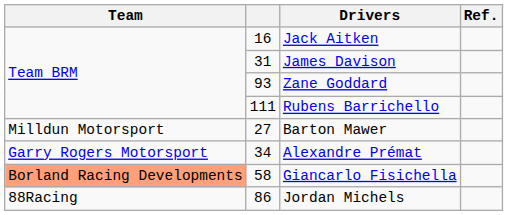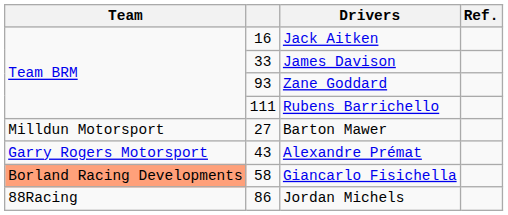(263, 62) 31 -> (263, 62) 33
(263, 153) 34 -> (263, 153) 43
